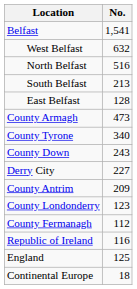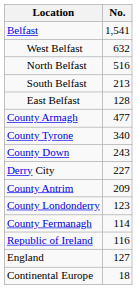(121, 118) 473 -> (121, 118) 477
(122, 223) 112 -> (122, 223) 114
(121, 258) 125 -> (121, 258) 127
